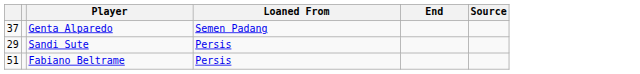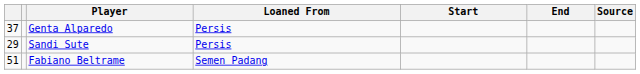+ column: (463, 13)
(231, 29) Semen Padang -> (213, 29) Persis
(213, 61) Persis -> (231, 61) Semen Padang
